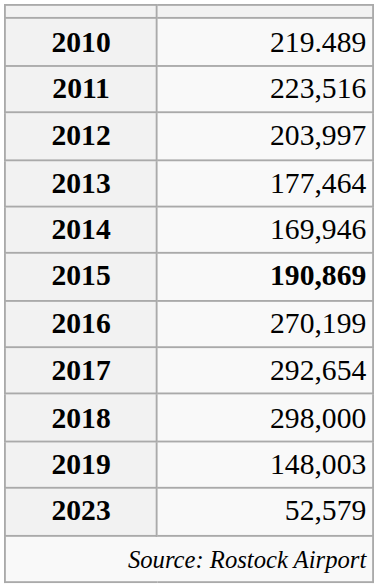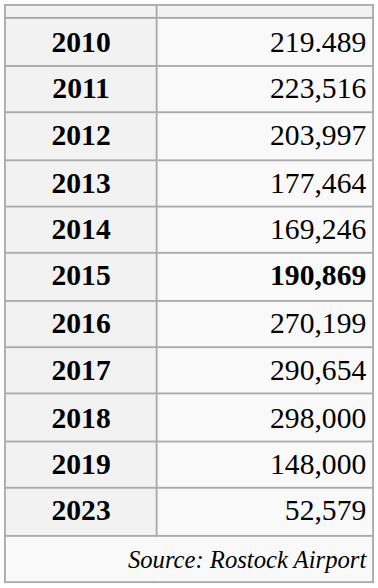(318, 229) 169,946 -> (318, 229) 169,246
(318, 370) 292,654 -> (318, 370) 290,654
(318, 464) 148,003 -> (318, 464) 148,000
